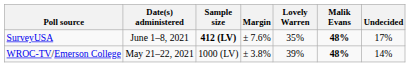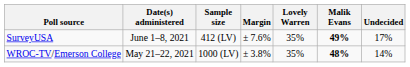(218, 38) bold -> (218, 38) normal
(339, 38) 48% -> (339, 38) 49%
(295, 54) 39% -> (295, 54) 35%
